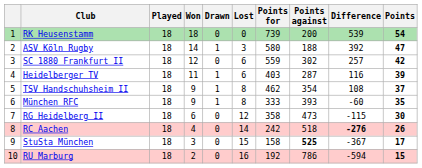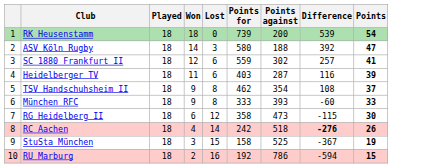- column: (217, 16)
(400, 61) 42 -> (371, 61) 41
(400, 102) 35 -> (371, 102) 33
(309, 143) bold -> (280, 143) normal
(400, 143) 17 -> (371, 143) 19
